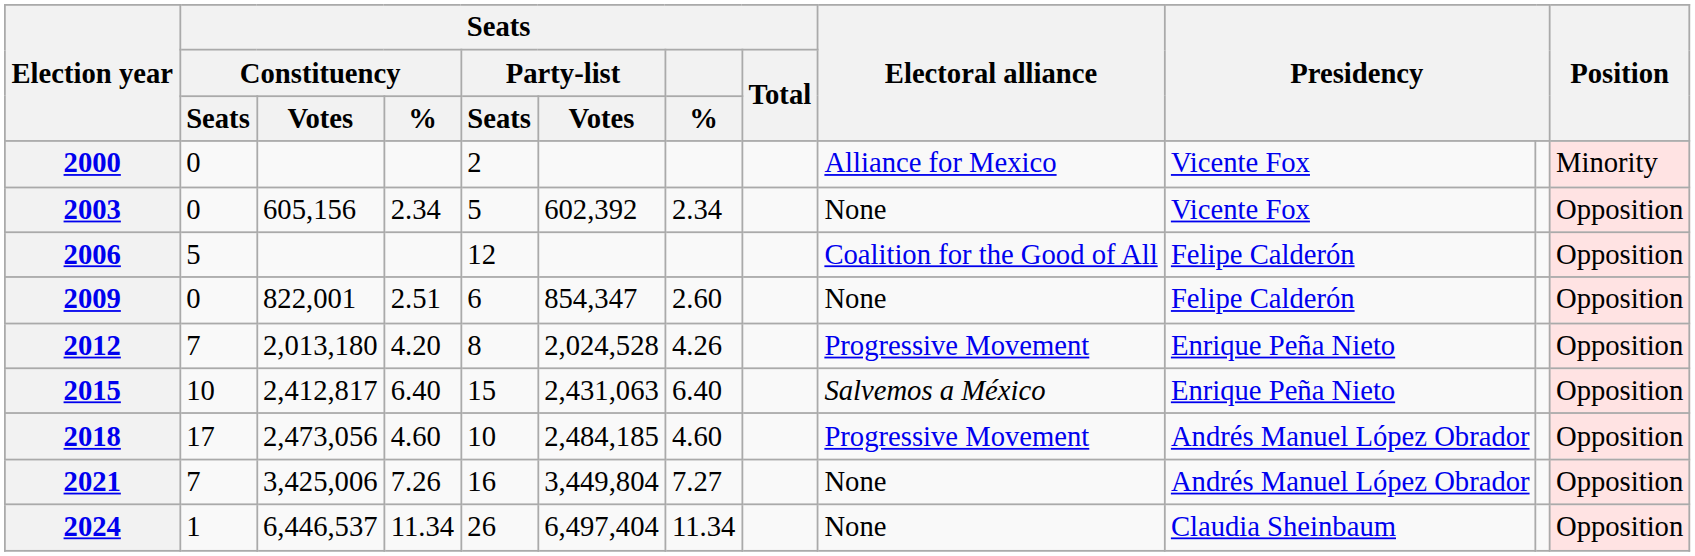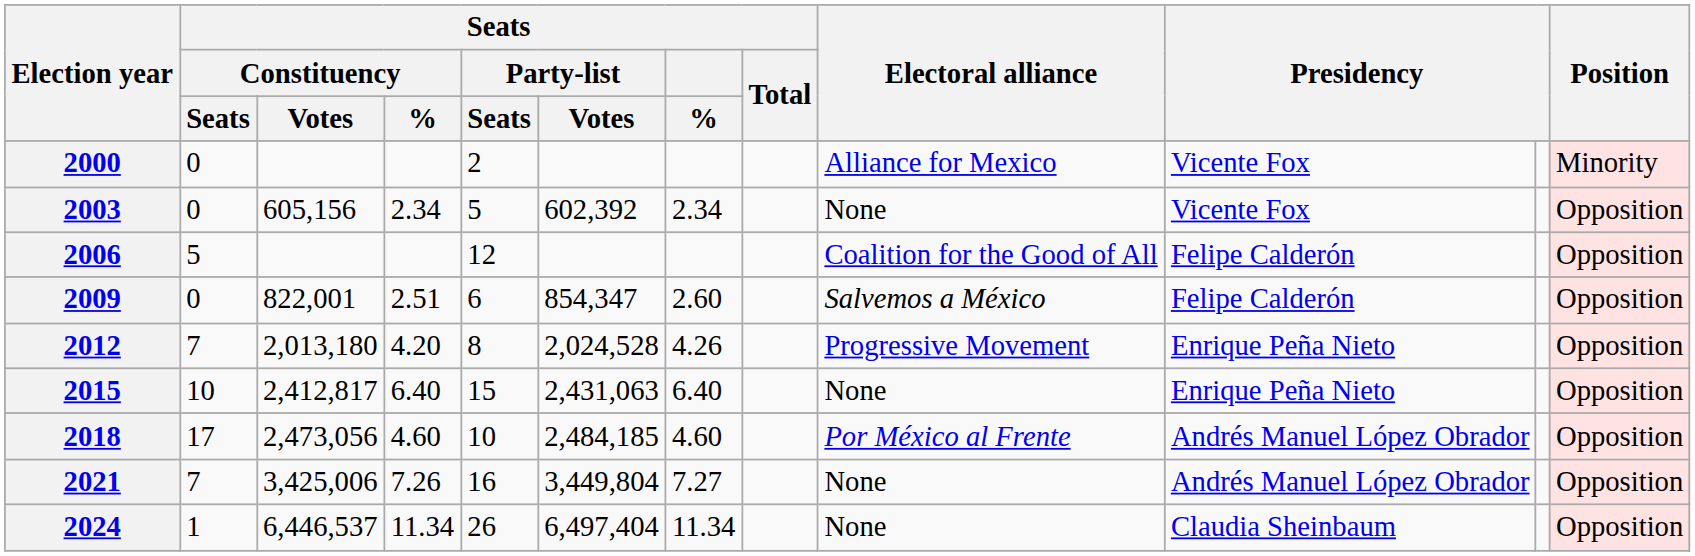(855, 299) None -> (935, 299) Salvemos a México
(935, 390) Salvemos a México -> (855, 390) None
(957, 436) Progressive Movement -> (948, 436) Por México al Frente
